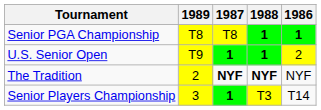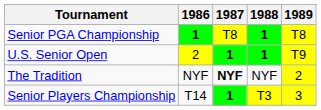columns swapped: (299, 15) <-> (196, 15)
(264, 75) bold -> (264, 75) normal
